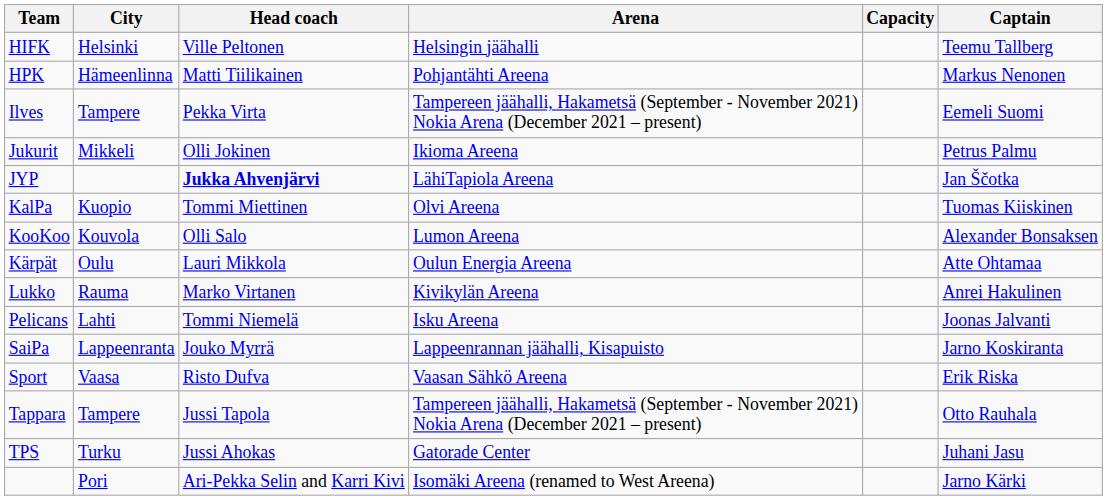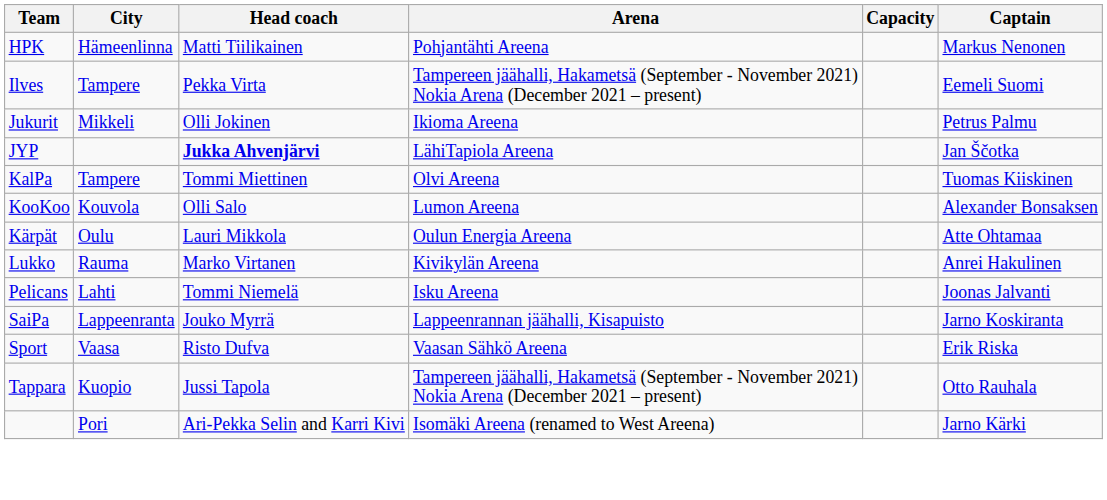- row: (29, 46)
(105, 207) Kuopio -> (109, 179) Tampere
(109, 414) Tampere -> (105, 386) Kuopio
- row: (24, 452)
